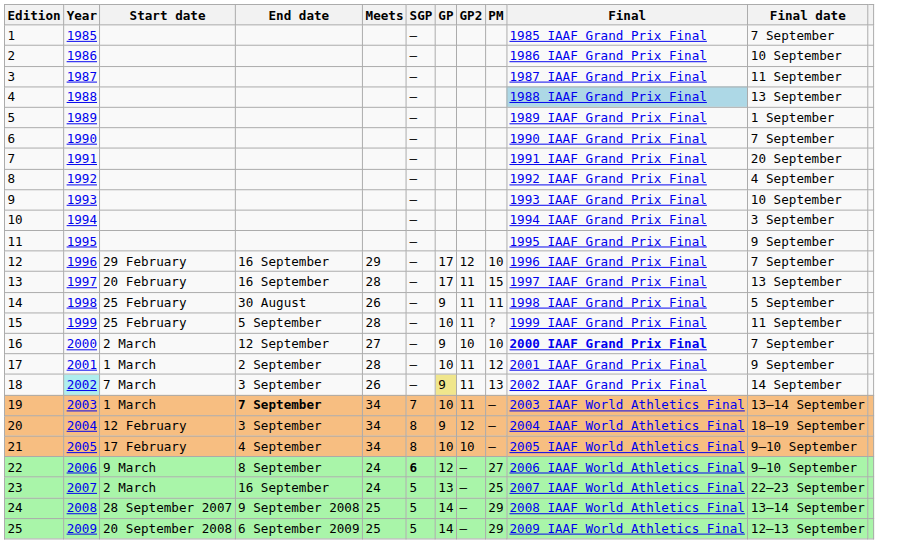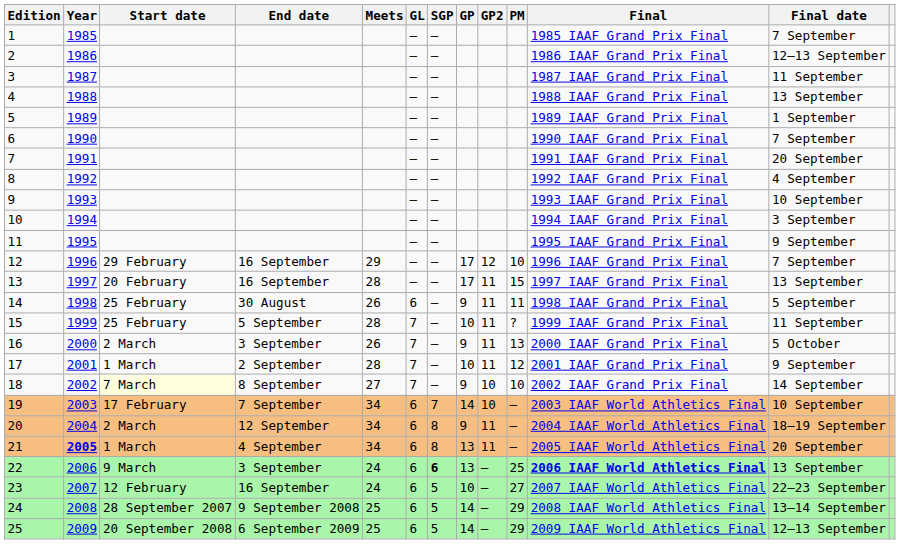+ column: (417, 15)
(796, 56) 10 September -> (829, 56) 12–13 September
(608, 97) lightblue background -> (629, 97) no background
(284, 344) 12 September -> (280, 344) 3 September
(373, 344) 27 -> (373, 344) 26
(467, 344) 10 -> (488, 344) 11
(496, 344) 10 -> (517, 344) 13
(608, 344) bold -> (629, 344) normal
(793, 344) 7 September -> (806, 344) 5 October
(82, 385) paleturquoise background -> (82, 385) no background
(130, 385) no background -> (130, 385) lightyellow background
(280, 385) 3 September -> (280, 385) 8 September
(373, 385) 26 -> (373, 385) 27
(442, 385) khaki background -> (463, 385) no background
(467, 385) 11 -> (488, 385) 10
(496, 385) 13 -> (517, 385) 10
(130, 405) 1 March -> (145, 405) 17 February
(280, 405) bold -> (280, 405) normal
(446, 405) 10 -> (467, 405) 14
(467, 405) 11 -> (488, 405) 10
(808, 405) 13–14 September -> (818, 405) 10 September
(145, 426) 12 February -> (130, 426) 2 March
(280, 426) 3 September -> (284, 426) 12 September
(467, 426) 12 -> (488, 426) 11
(82, 446) normal -> (82, 446) bold
(145, 446) 17 February -> (130, 446) 1 March
(446, 446) 10 -> (467, 446) 13
(467, 446) 10 -> (488, 446) 11
(804, 446) 9–10 September -> (818, 446) 20 September
(280, 467) 8 September -> (280, 467) 3 September
(446, 467) 12 -> (467, 467) 13
(496, 467) 27 -> (517, 467) 25
(627, 467) normal -> (648, 467) bold
(804, 467) 9–10 September -> (818, 467) 13 September
(130, 487) 2 March -> (145, 487) 12 February
(446, 487) 13 -> (467, 487) 10
(496, 487) 25 -> (517, 487) 27
